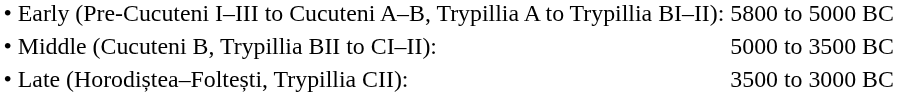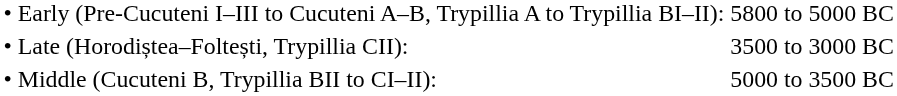rows swapped: (229, 46) <-> (215, 79)
